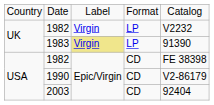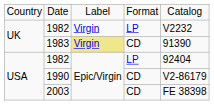(132, 44) LP -> (134, 44) CD
(134, 60) CD -> (132, 60) LP
(185, 60) FE 38398 -> (177, 60) 92404
(177, 92) 92404 -> (185, 92) FE 38398
